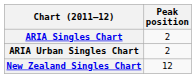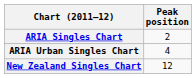(167, 51) 2 -> (167, 51) 4
